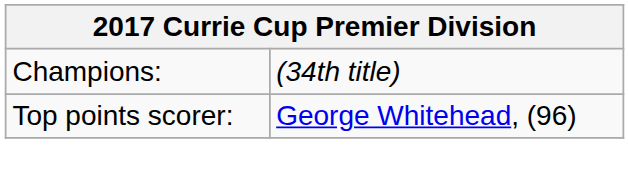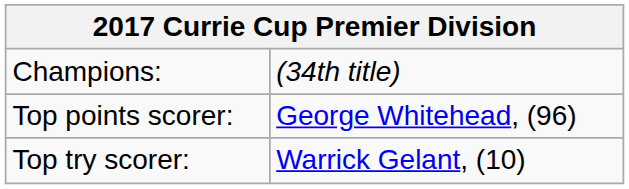+ row: (101, 159)
